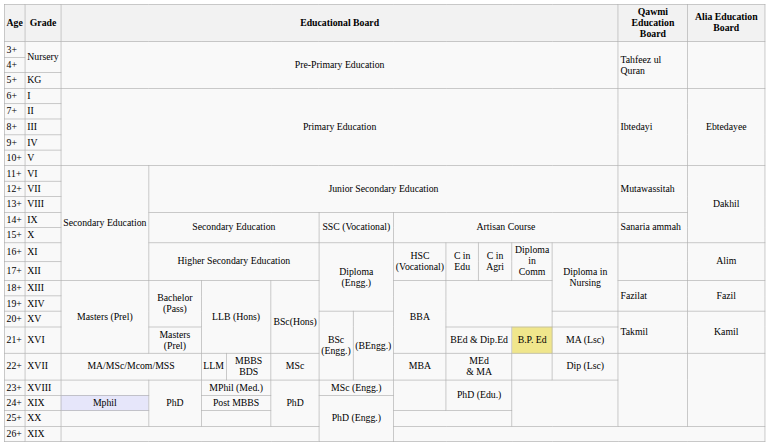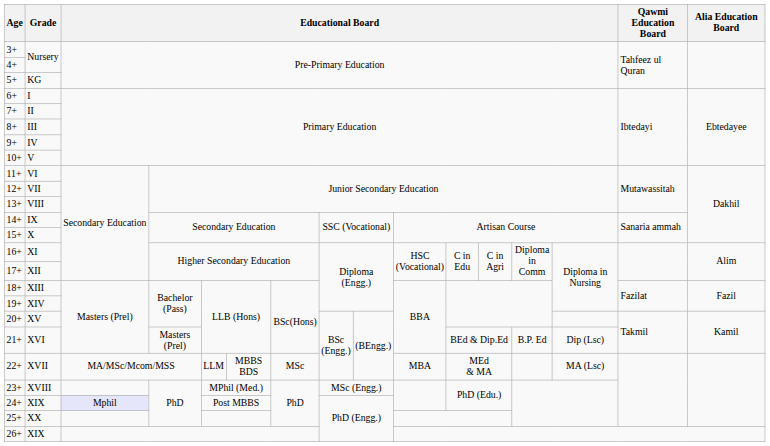(532, 340) khaki background -> (532, 340) no background
(585, 340) MA (Lsc) -> (585, 340) Dip (Lsc)
(585, 366) Dip (Lsc) -> (585, 366) MA (Lsc)
